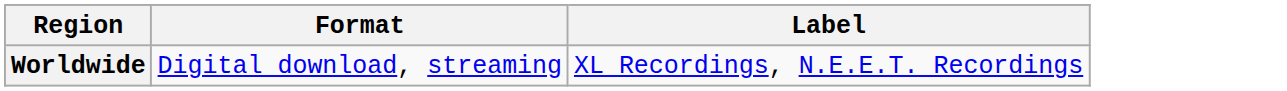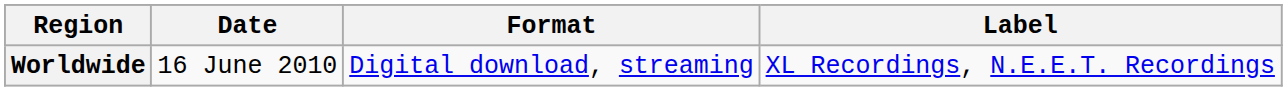+ column: (247, 25)
